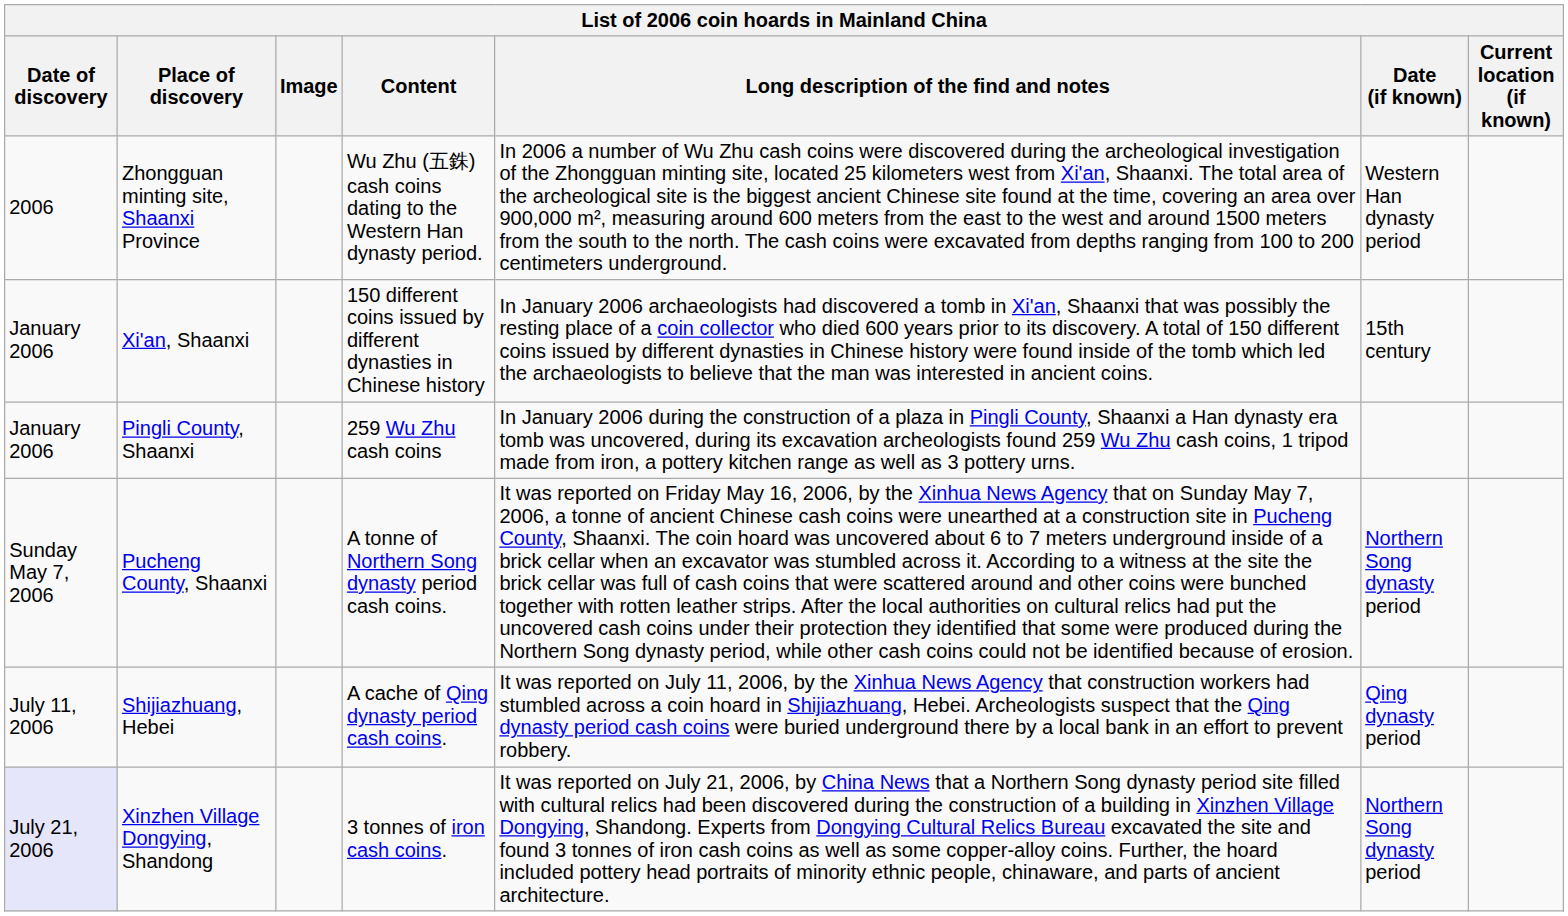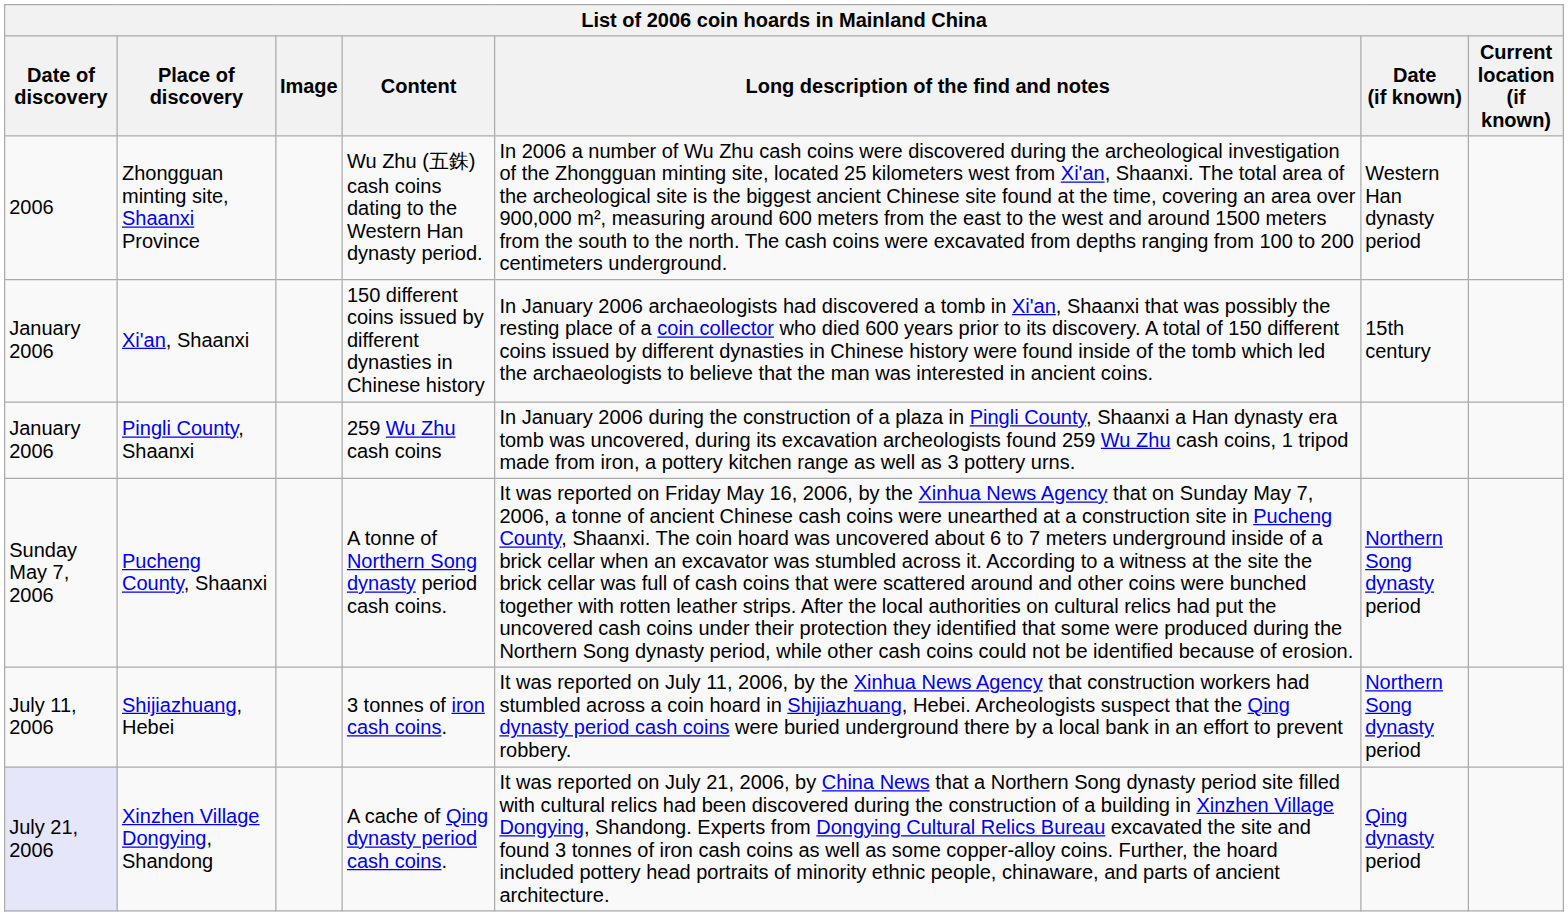(418, 716) A cache of Qing dynasty period cash coins. -> (416, 716) 3 tonnes of iron cash coins.
(1400, 716) Qing dynasty period -> (1404, 716) Northern Song dynasty period
(416, 838) 3 tonnes of iron cash coins. -> (418, 838) A cache of Qing dynasty period cash coins.
(1404, 838) Northern Song dynasty period -> (1400, 838) Qing dynasty period
